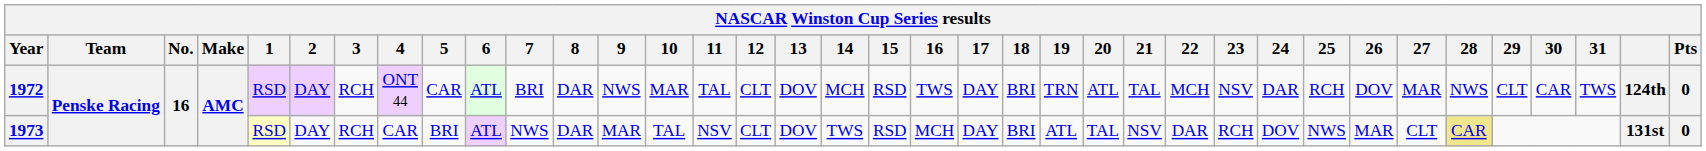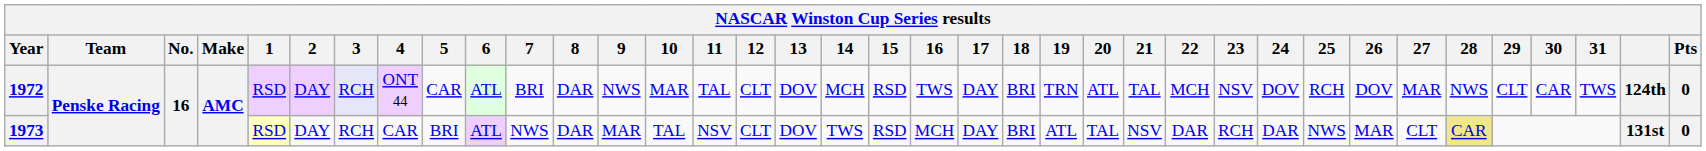(356, 90) no background -> (356, 90) lavender background
(1280, 90) DAR -> (1280, 90) DOV
(1280, 130) DOV -> (1280, 130) DAR
